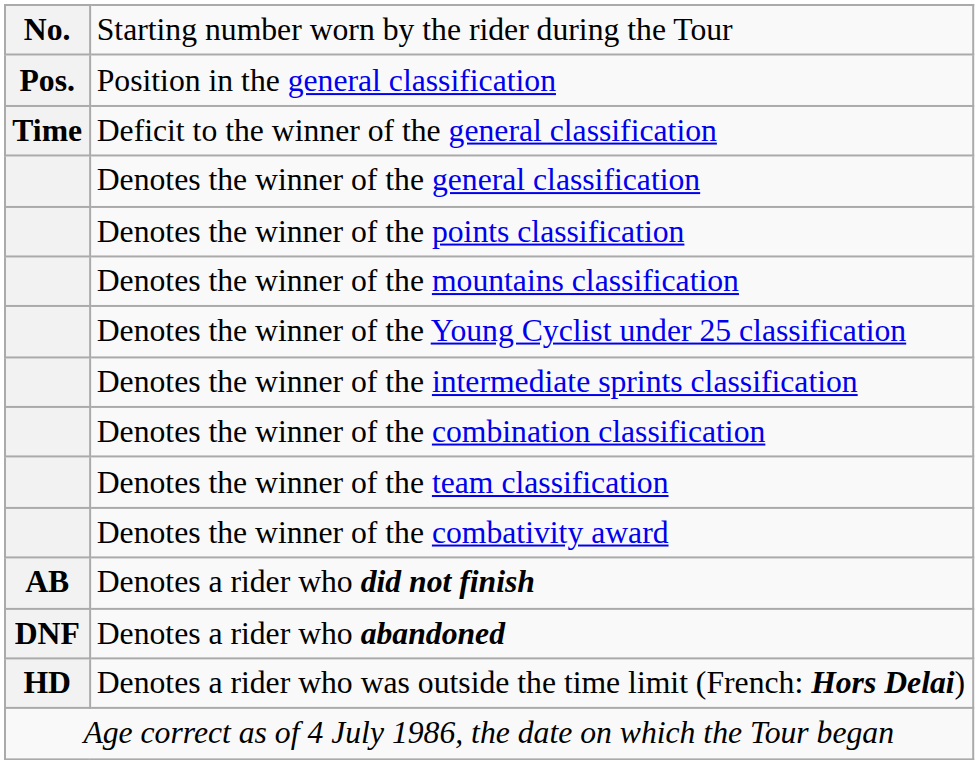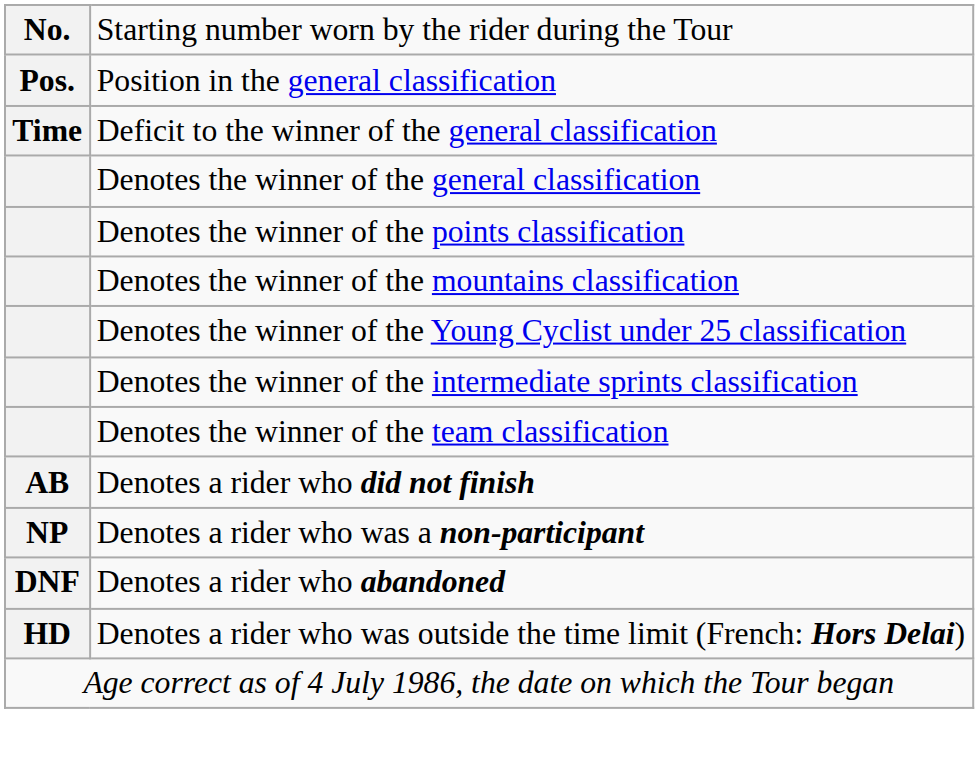- row: (431, 431)
- row: (383, 532)
+ row: (370, 532)
